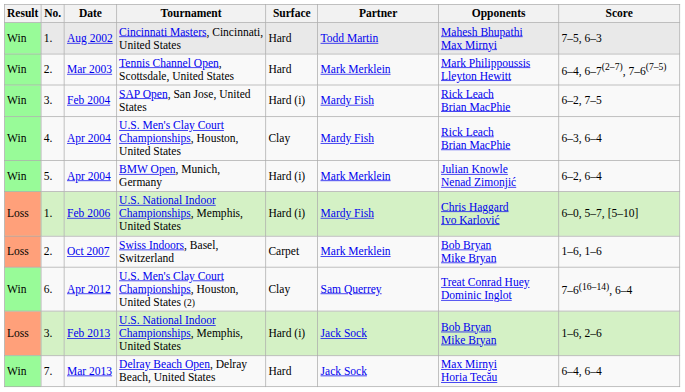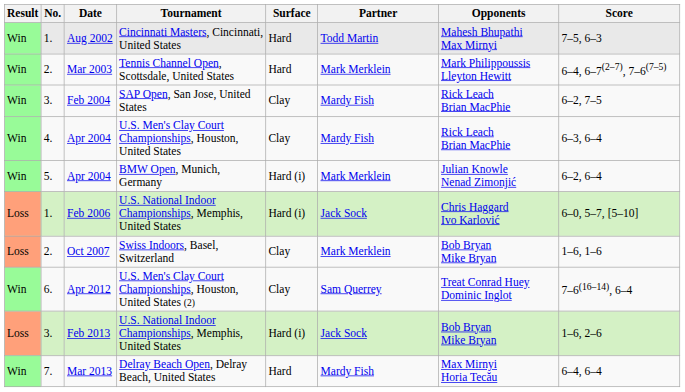(287, 100) Hard (i) -> (279, 100) Clay
(347, 213) Mardy Fish -> (344, 213) Jack Sock
(284, 251) Carpet -> (279, 251) Clay
(344, 371) Jack Sock -> (347, 371) Mardy Fish
